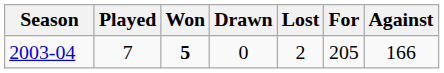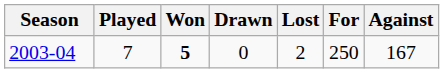(344, 51) 205 -> (344, 51) 250
(401, 51) 166 -> (401, 51) 167
